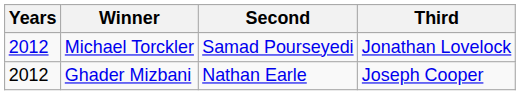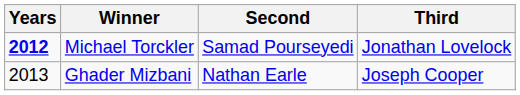(29, 47) normal -> (29, 47) bold
(29, 75) 2012 -> (29, 75) 2013
